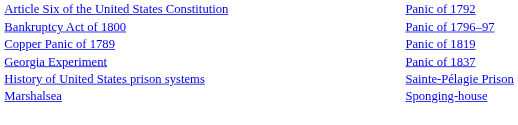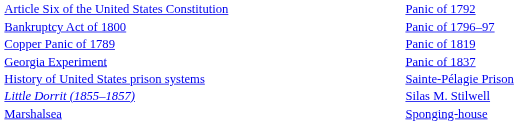+ row: (70, 96)
